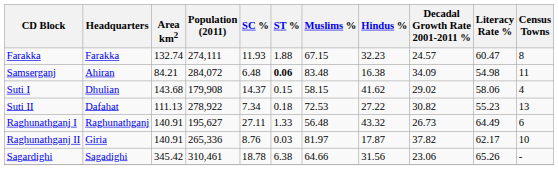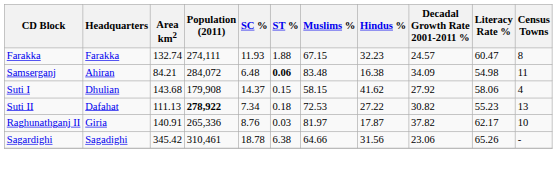(424, 89) 29.02 -> (423, 89) 27.92
(205, 106) normal -> (204, 106) bold
- row: (42, 123)
